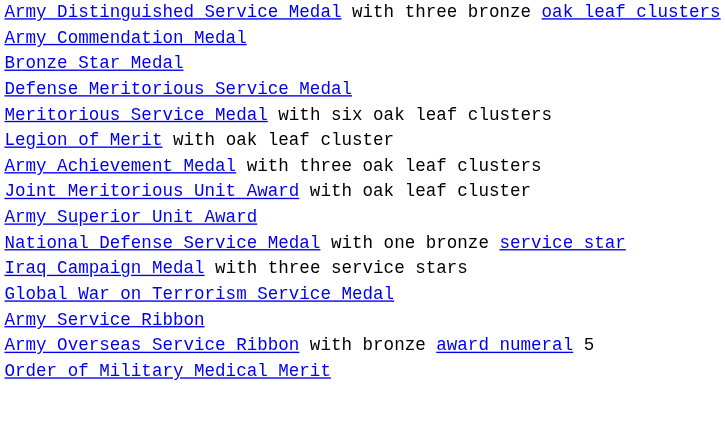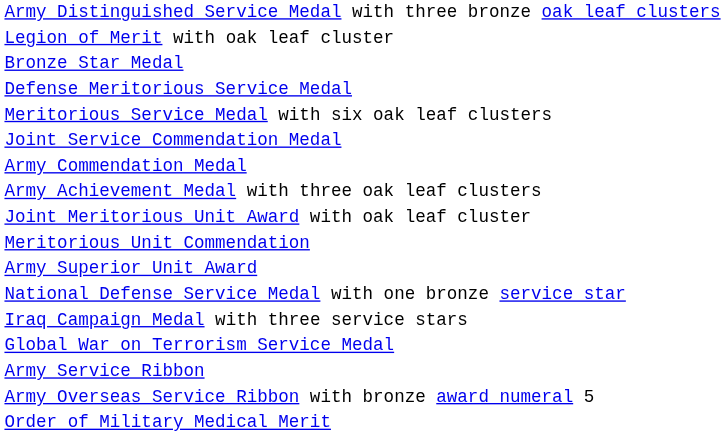rows swapped: (199, 140) <-> (126, 38)
+ row: (173, 140)
+ row: (157, 243)
